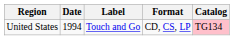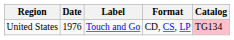(72, 27) 1994 -> (72, 27) 1976
